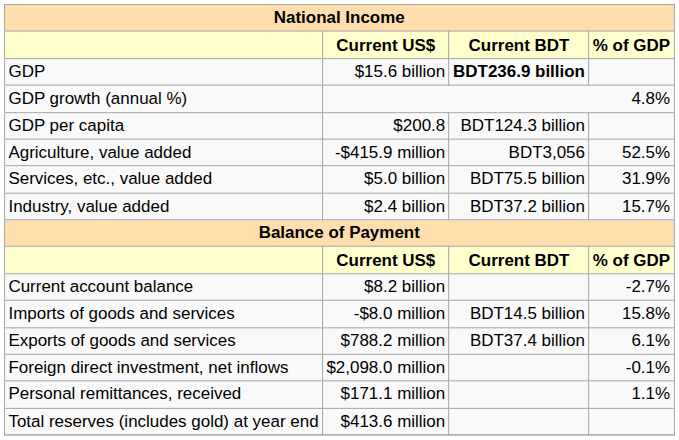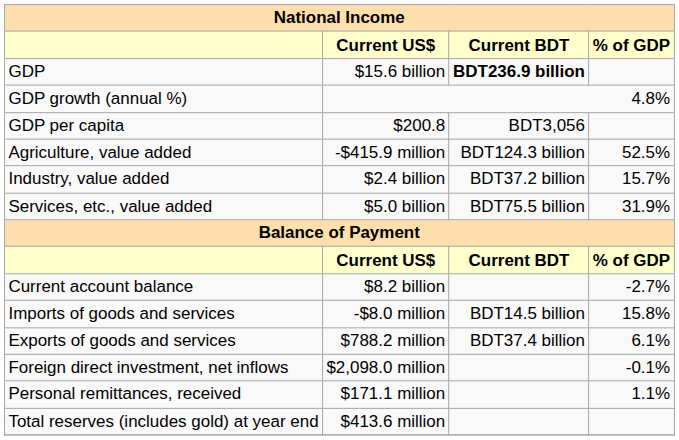(523, 125) BDT124.3 billion -> (547, 125) BDT3,056
(547, 152) BDT3,056 -> (523, 152) BDT124.3 billion
rows swapped: (89, 206) <-> (110, 179)
